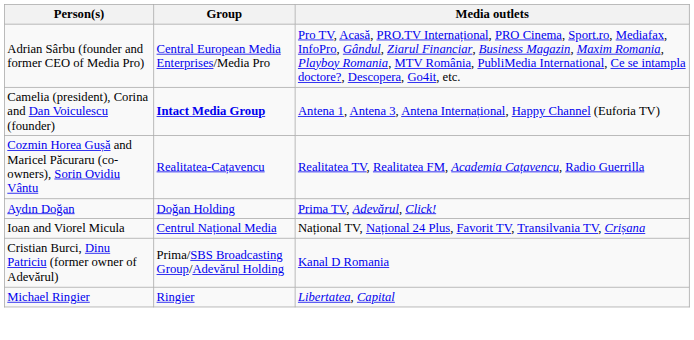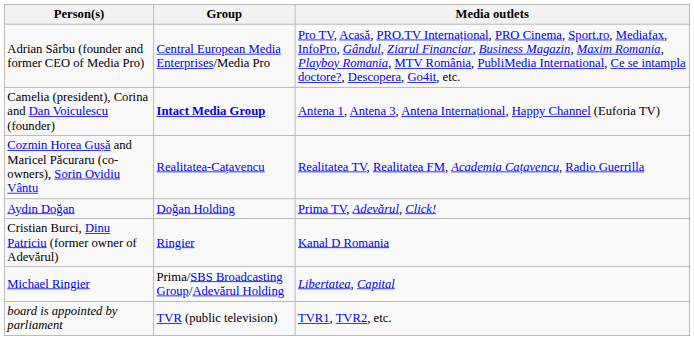- row: (66, 228)
(220, 262) Prima/SBS Broadcasting Group/Adevărul Holding -> (176, 242) Ringier
(176, 297) Ringier -> (220, 284) Prima/SBS Broadcasting Group/Adevărul Holding
+ row: (62, 318)
